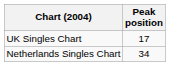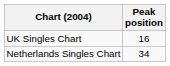(144, 38) 17 -> (144, 38) 16
